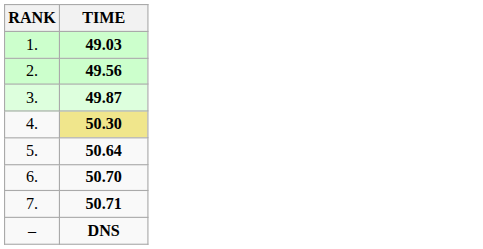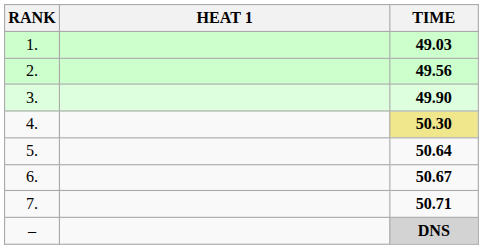+ column: (225, 18)
(104, 97) 49.87 -> (434, 97) 49.90
(104, 177) 50.70 -> (434, 177) 50.67
(104, 230) no background -> (434, 230) lightgrey background
